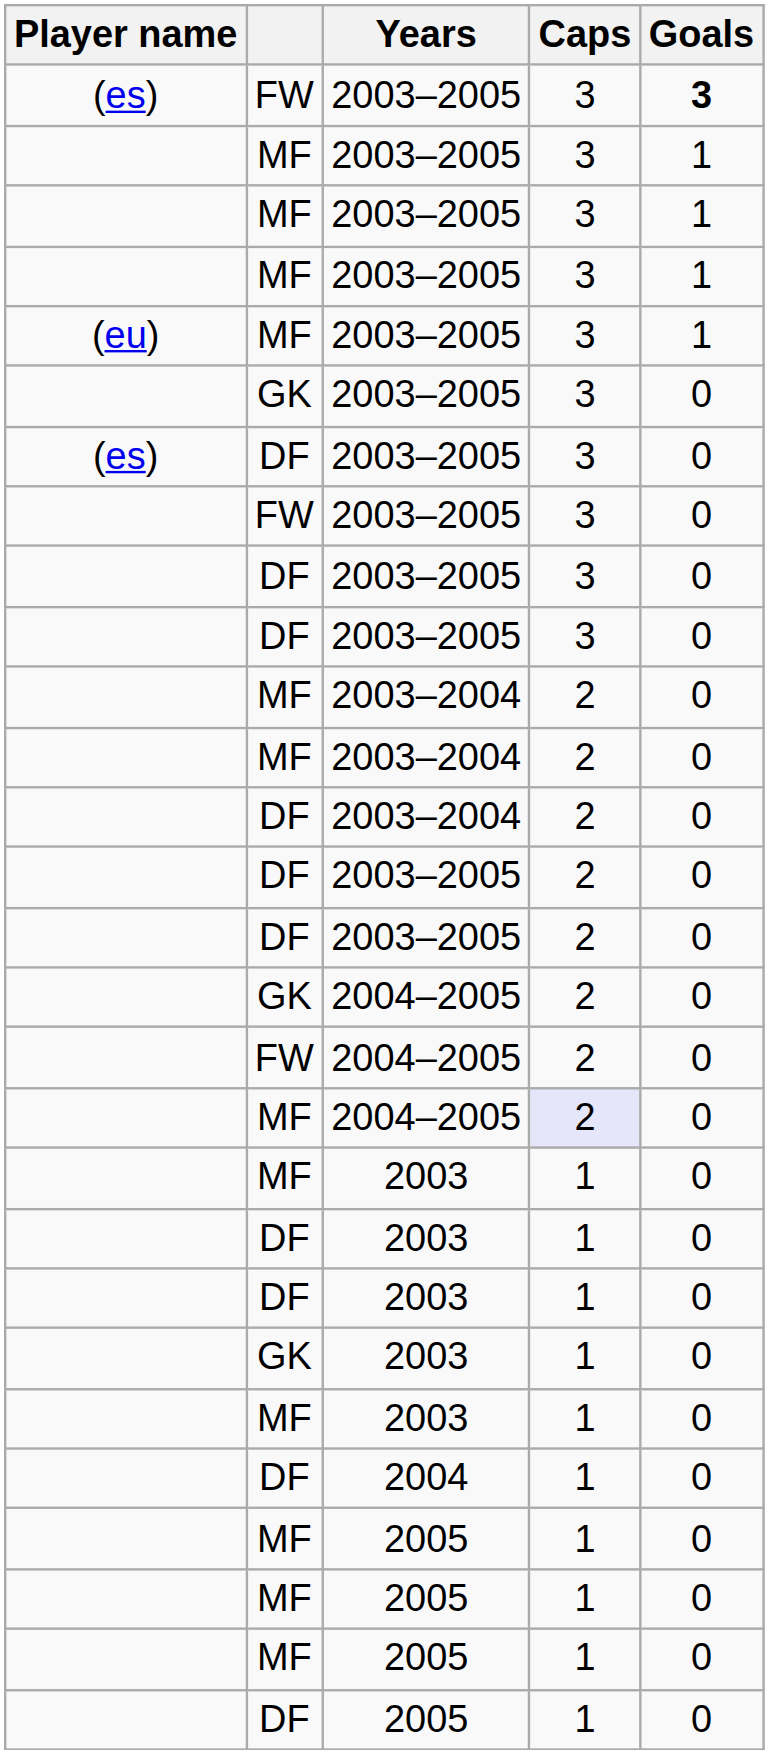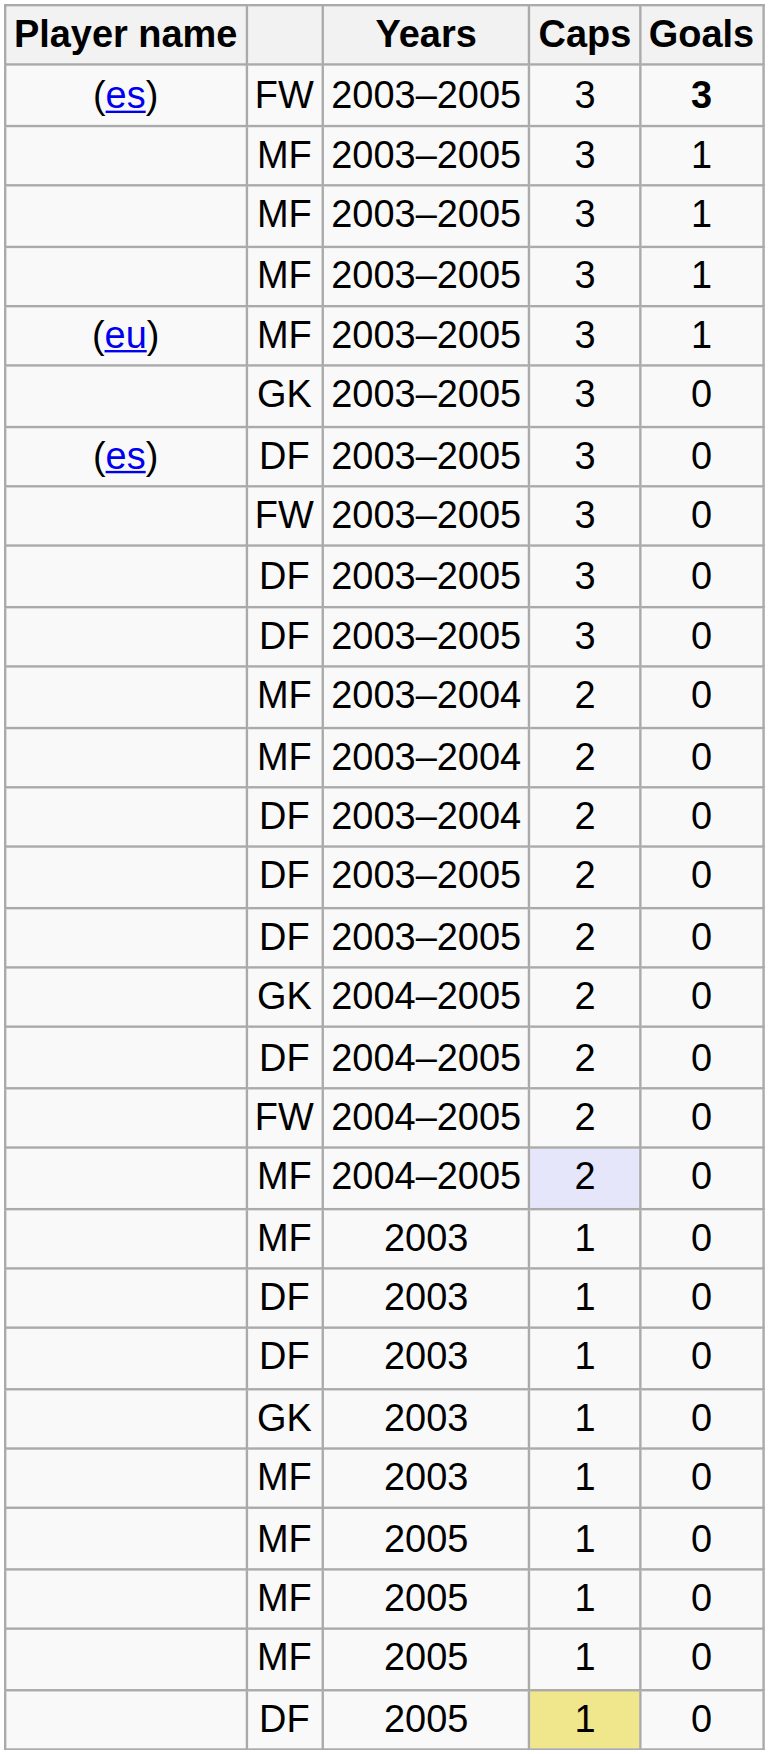+ row: (284, 1056)
- row: (284, 1477)
(585, 1718) no background -> (585, 1718) khaki background
